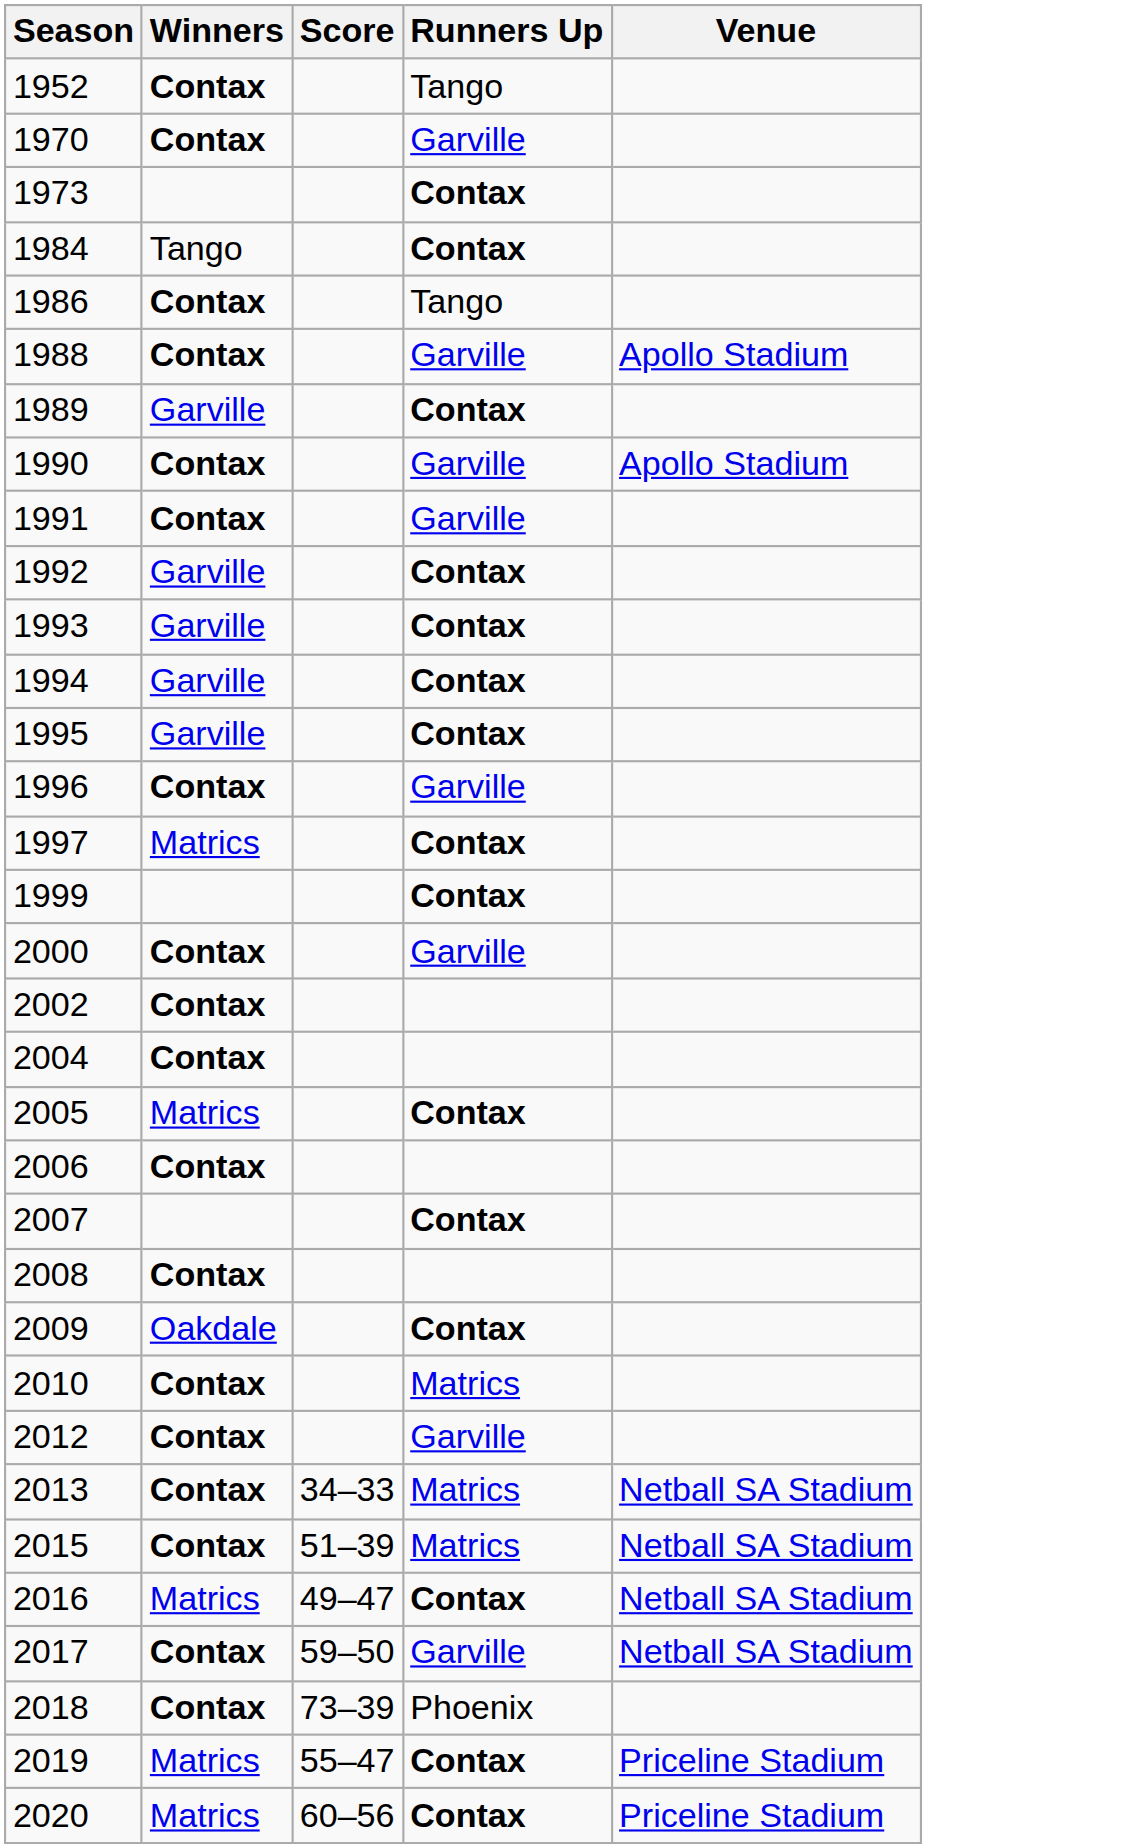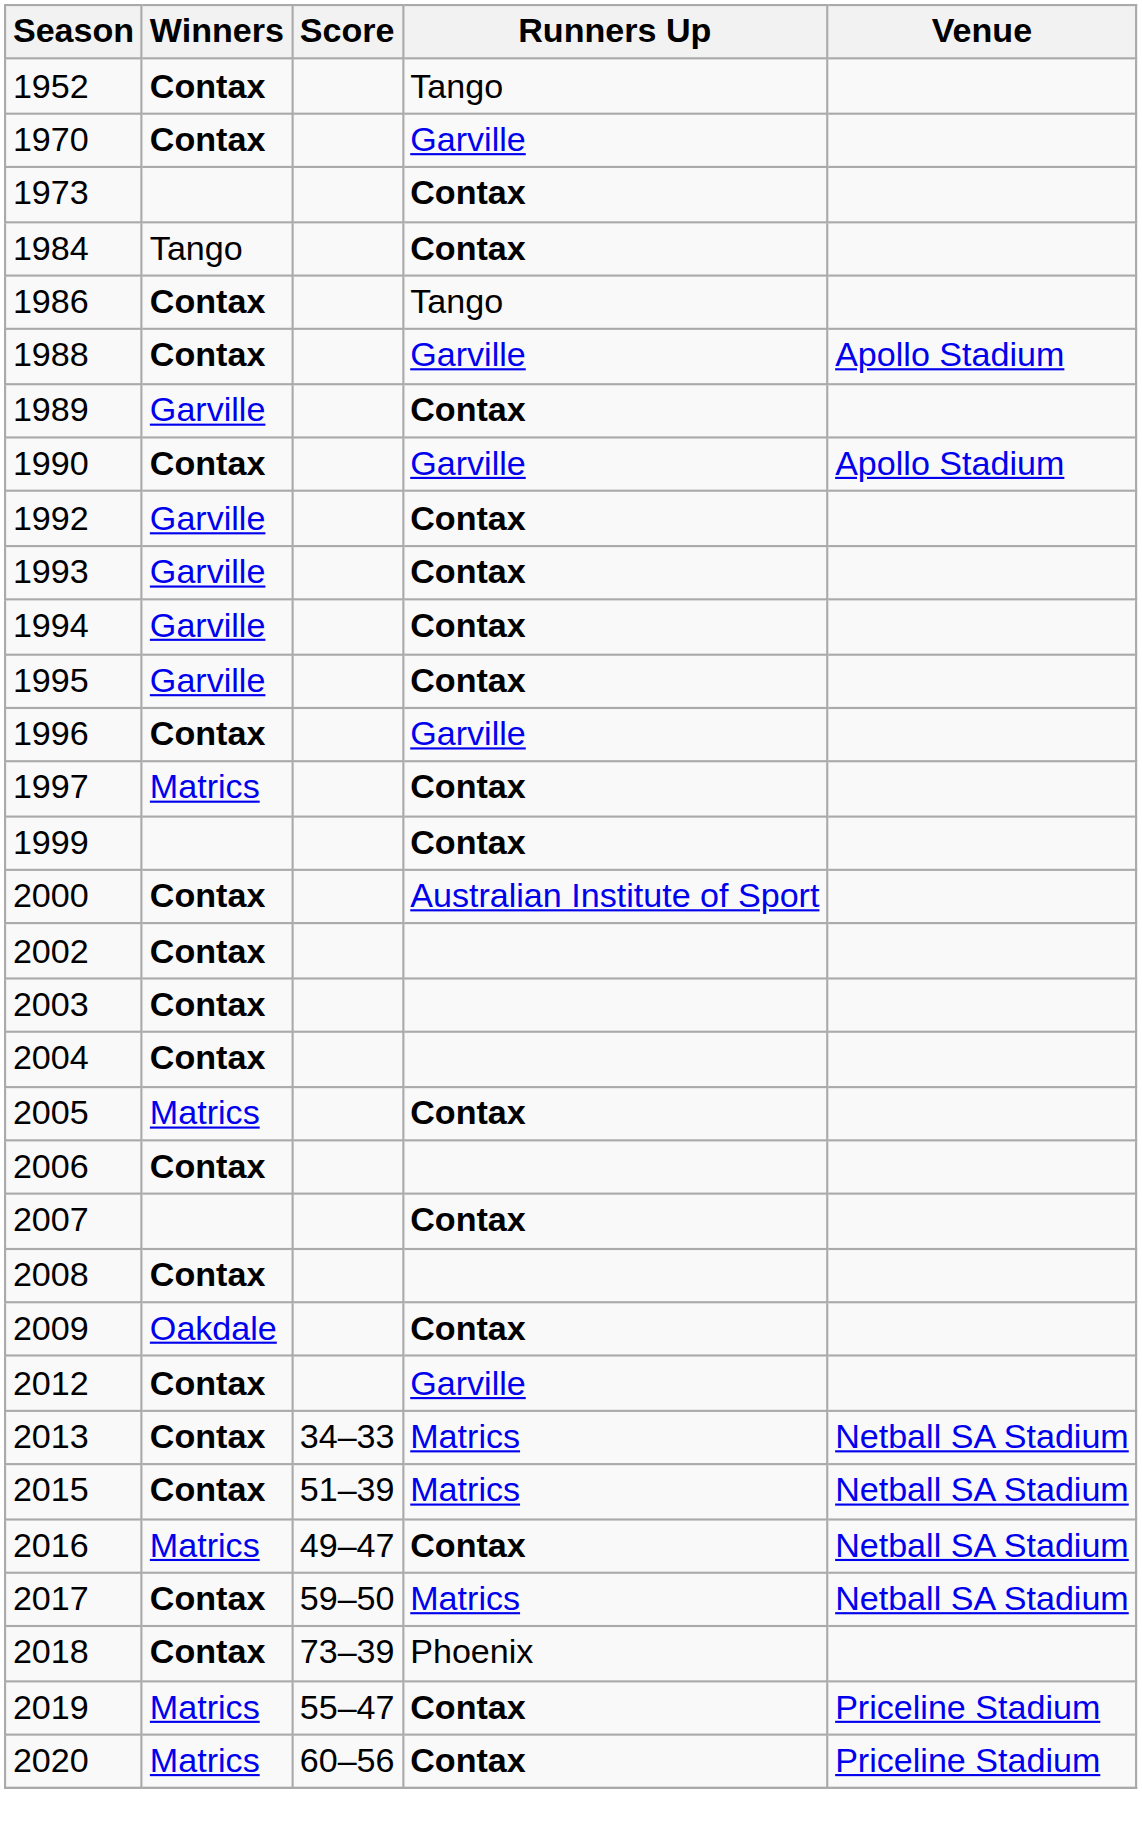- row: (51, 517)
(468, 950) Garville -> (615, 896) Australian Institute of Sport
+ row: (51, 1004)
- row: (51, 1382)
(468, 1652) Garville -> (465, 1598) Matrics
